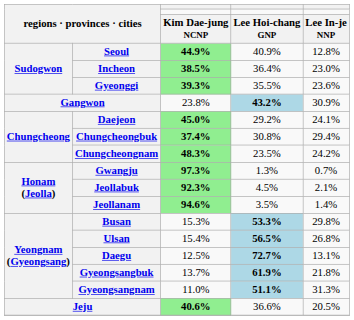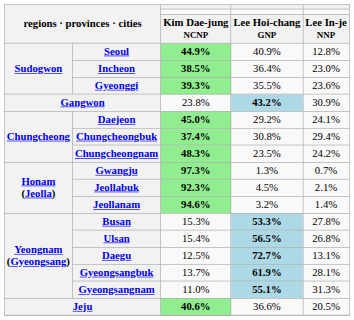(267, 204) 3.5% -> (267, 204) 3.2%
(326, 221) 29.8% -> (326, 221) 27.8%
(326, 272) 21.8% -> (326, 272) 28.1%
(267, 289) 51.1% -> (267, 289) 55.1%
